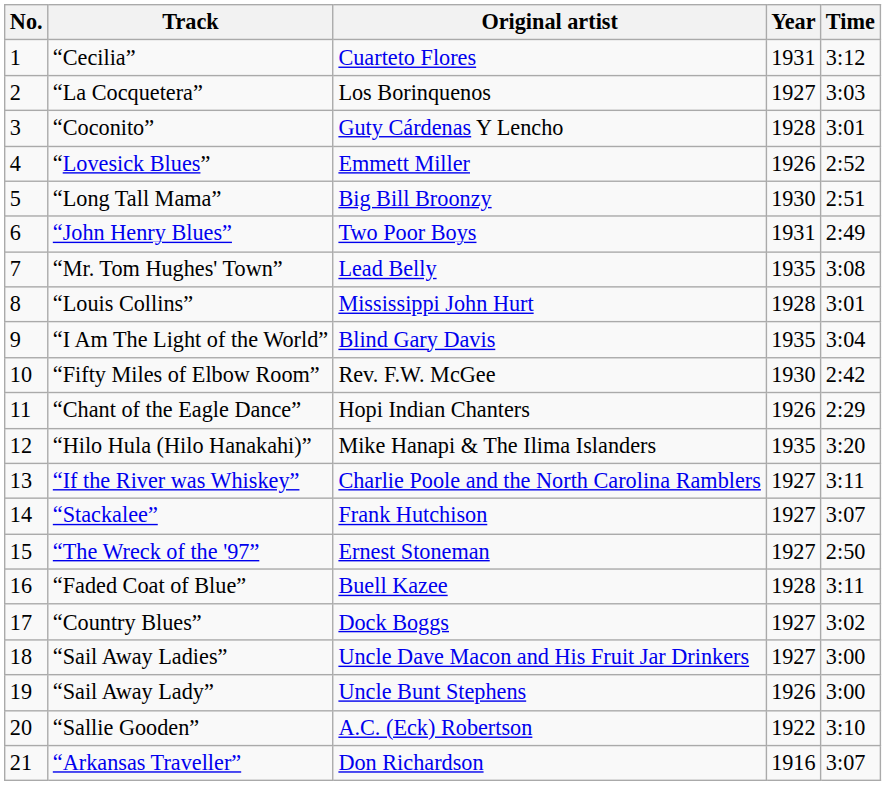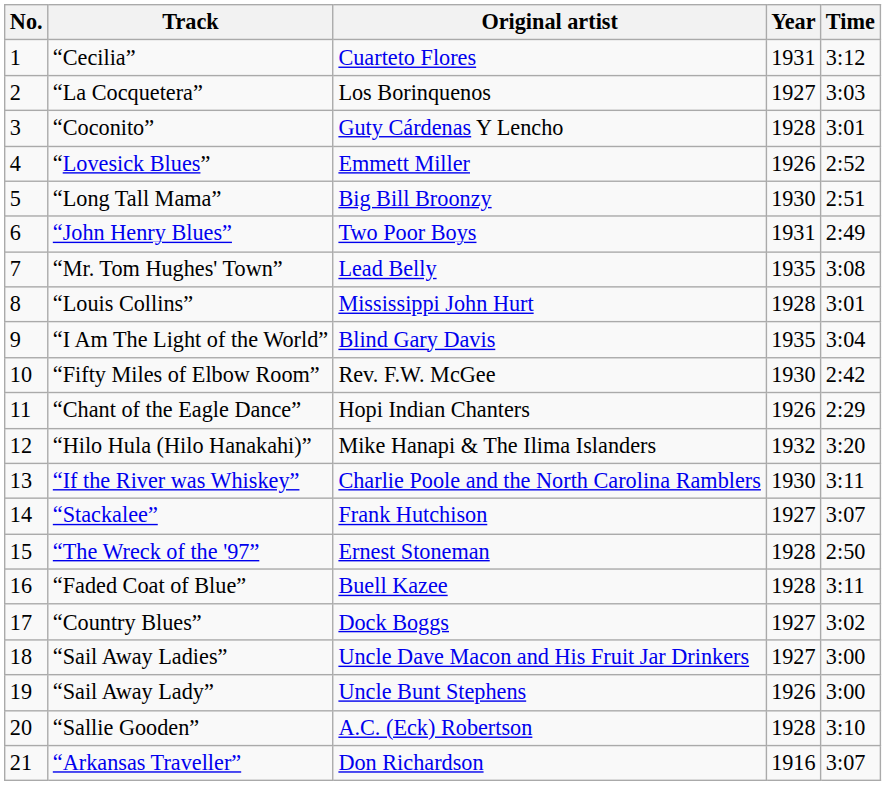(793, 445) 1935 -> (793, 445) 1932
(793, 480) 1927 -> (793, 480) 1930
(793, 551) 1927 -> (793, 551) 1928
(793, 727) 1922 -> (793, 727) 1928
